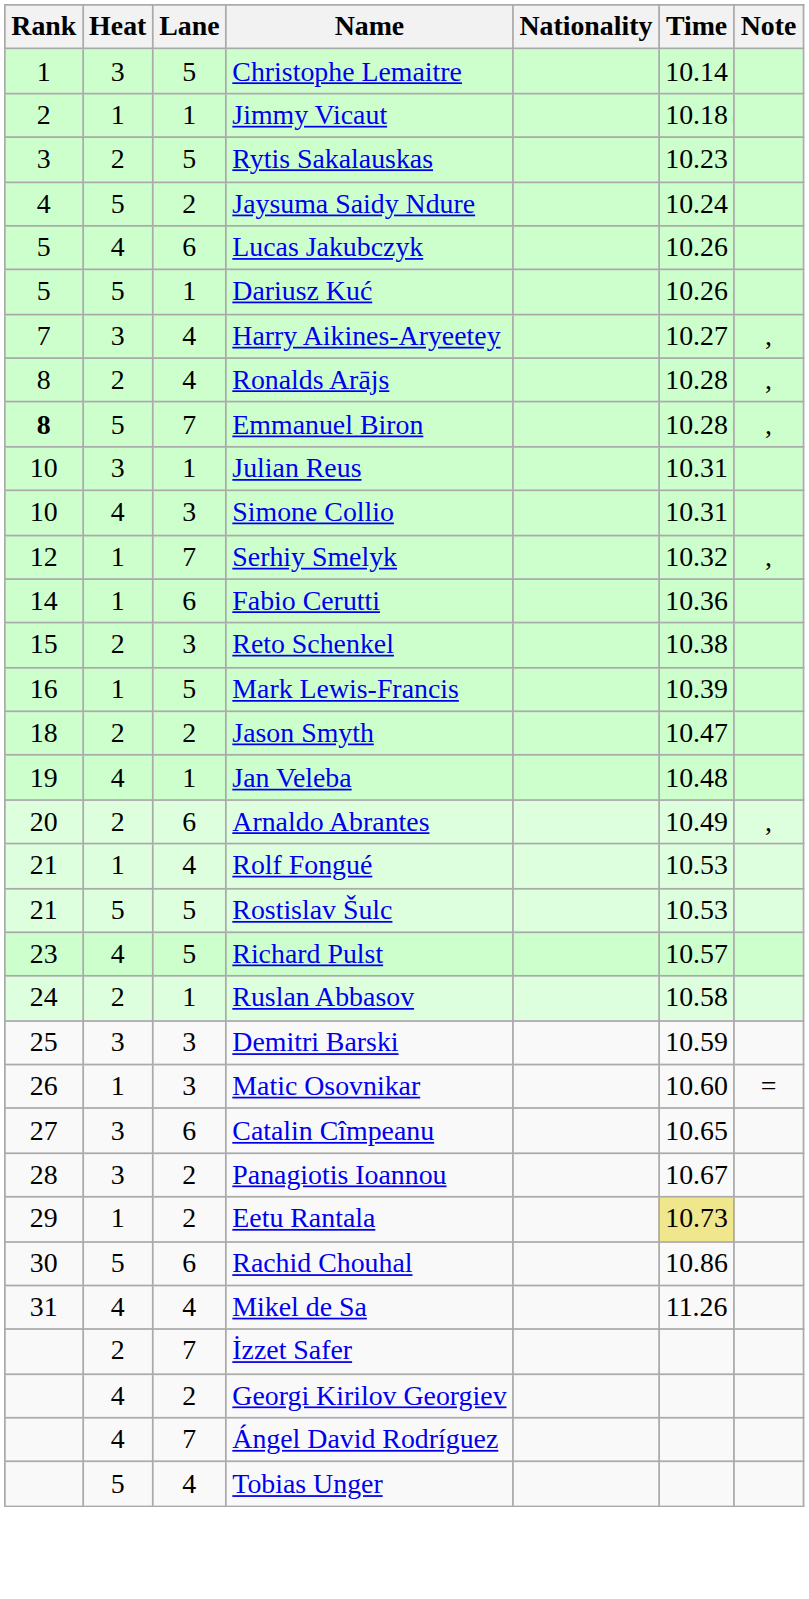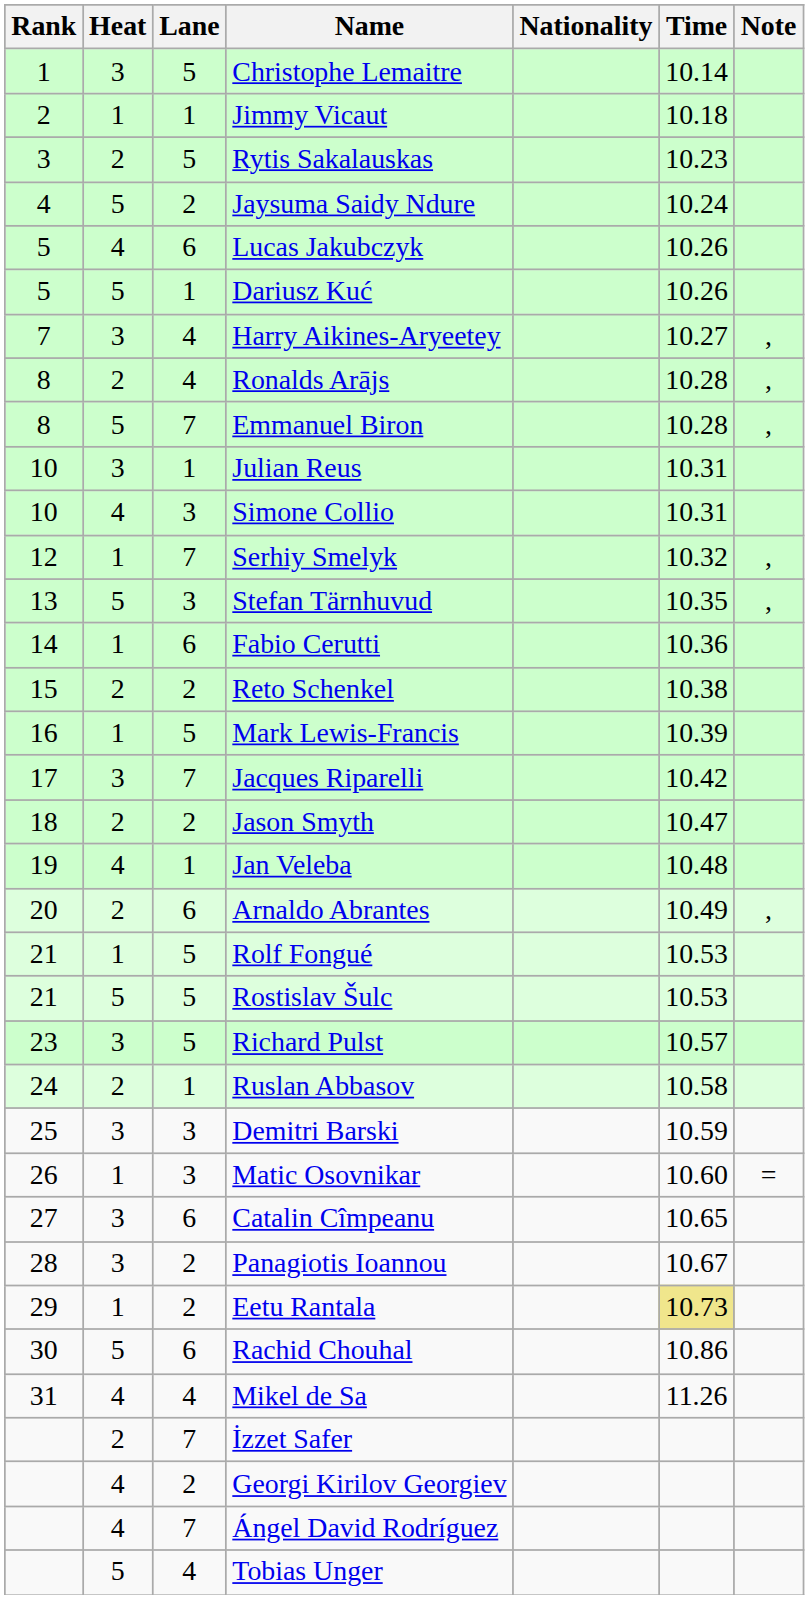(44, 423) bold -> (44, 423) normal
+ row: (332, 600)
(189, 644) 3 -> (189, 688) 2
+ row: (328, 777)
(189, 865) 4 -> (189, 953) 5
(118, 953) 4 -> (118, 1042) 3
